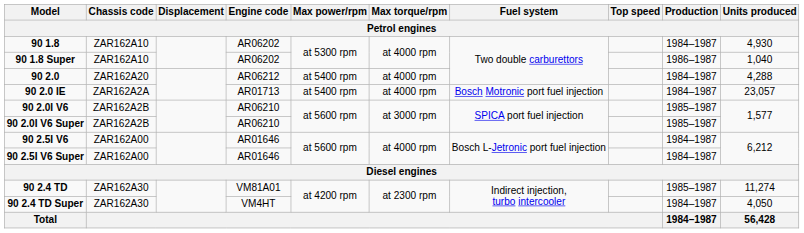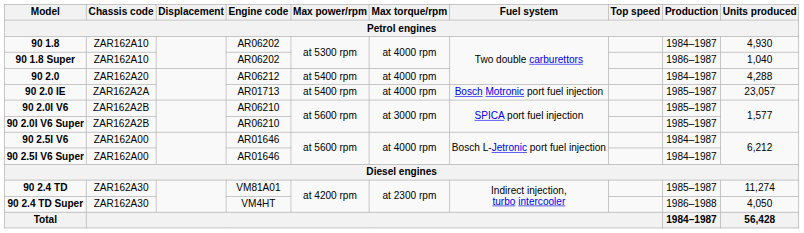(691, 92) 1984–1987 -> (691, 92) 1985–1987
(691, 204) 1984–1987 -> (691, 204) 1986–1988
